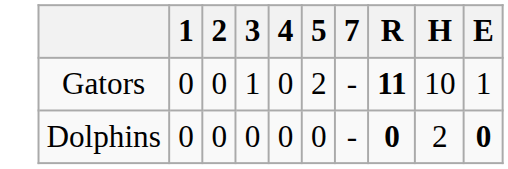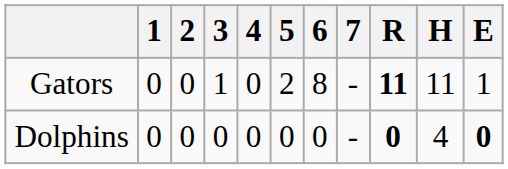+ column: (320, 31)
(440, 83) 10 -> (440, 83) 11
(440, 136) 2 -> (440, 136) 4
